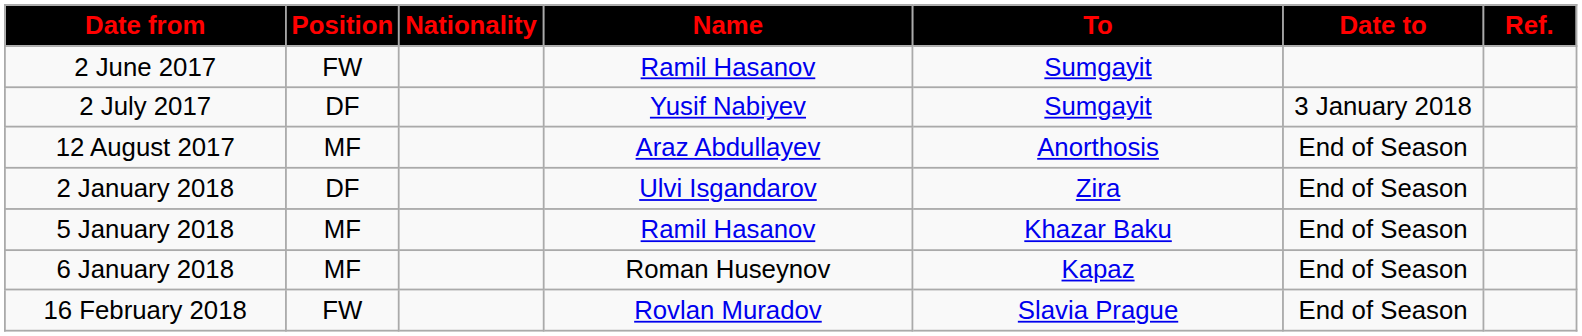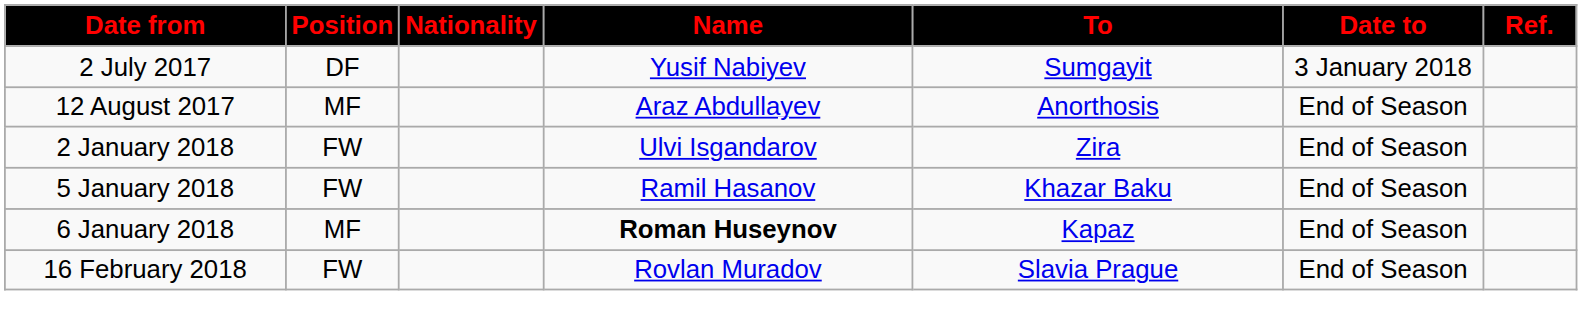- row: (145, 66)
(342, 189) DF -> (342, 148) FW
(342, 229) MF -> (342, 189) FW
(728, 270) normal -> (728, 229) bold
